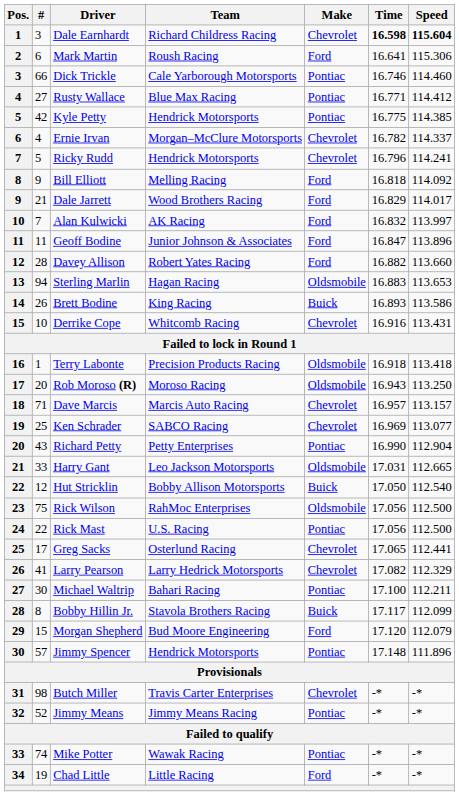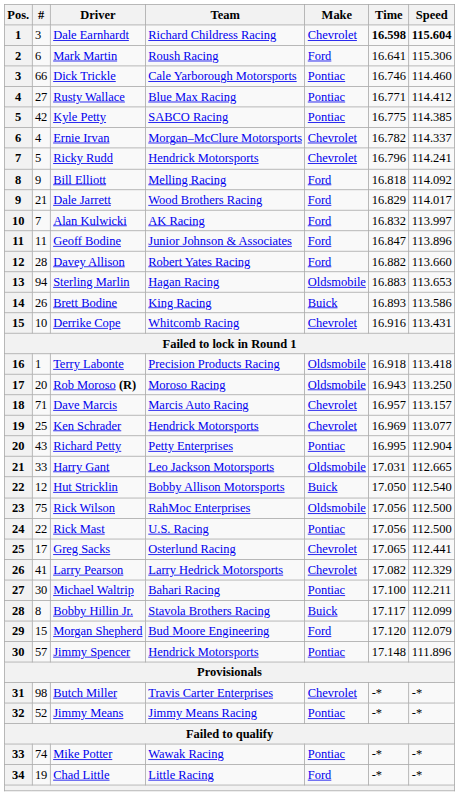(203, 117) Hendrick Motorsports -> (188, 117) SABCO Racing
(188, 425) SABCO Racing -> (203, 425) Hendrick Motorsports
(389, 446) 16.990 -> (389, 446) 16.995
